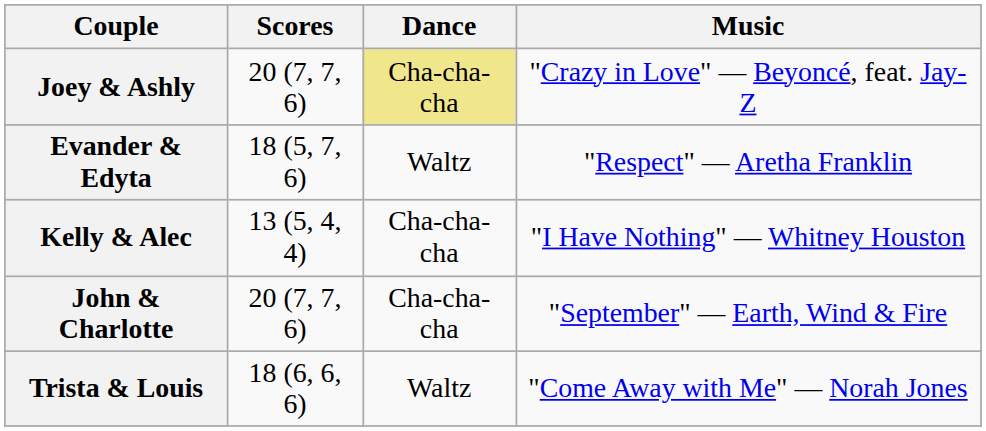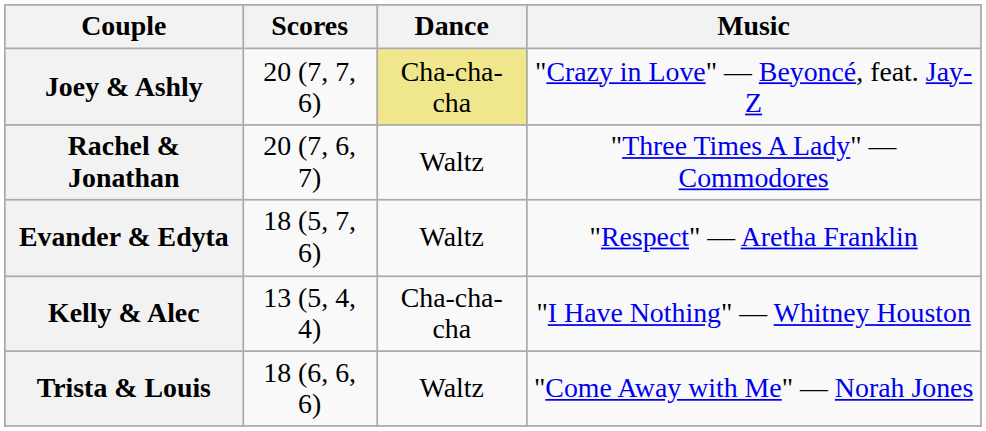+ row: (124, 161)
- row: (116, 312)
